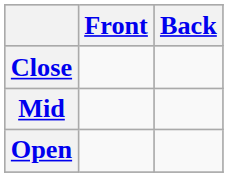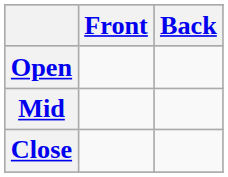rows swapped: (41, 66) <-> (41, 150)
